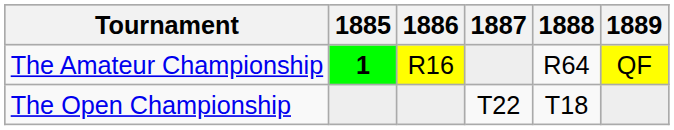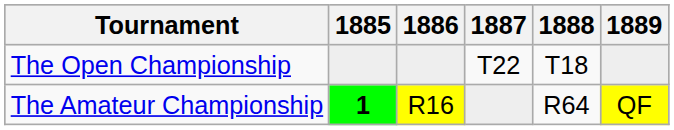rows swapped: (151, 105) <-> (167, 65)
